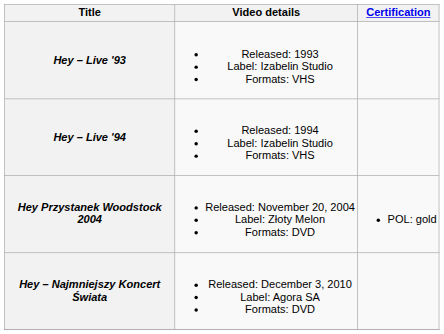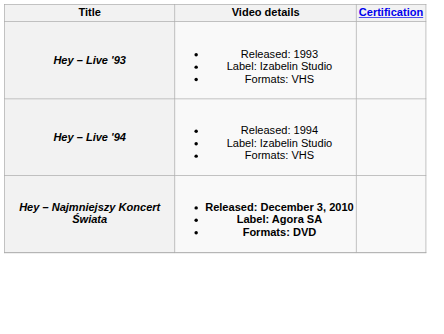- row: (90, 214)
(266, 297) normal -> (266, 220) bold
